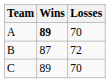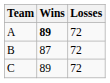(76, 31) 70 -> (76, 31) 72
(76, 68) 70 -> (76, 68) 72
